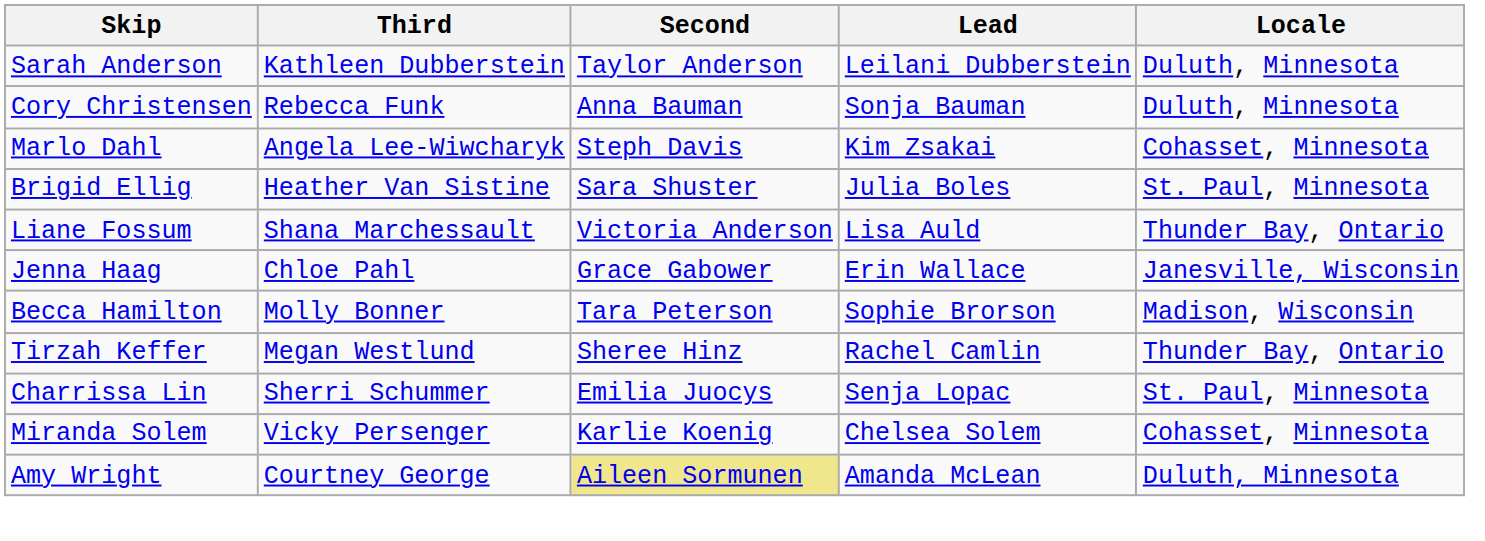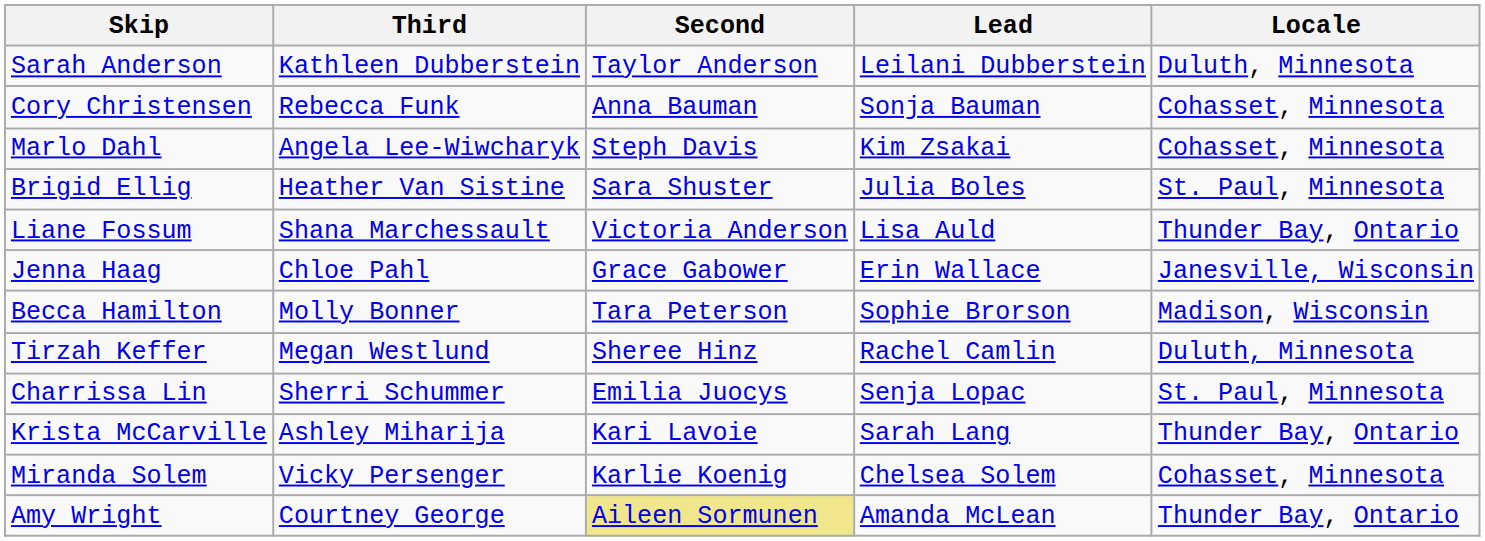(1271, 107) Duluth, Minnesota -> (1301, 107) Cohasset, Minnesota
(1293, 353) Thunder Bay, Ontario -> (1286, 353) Duluth, Minnesota
+ row: (139, 434)
(1271, 475) Duluth, Minnesota -> (1308, 516) Thunder Bay, Ontario
